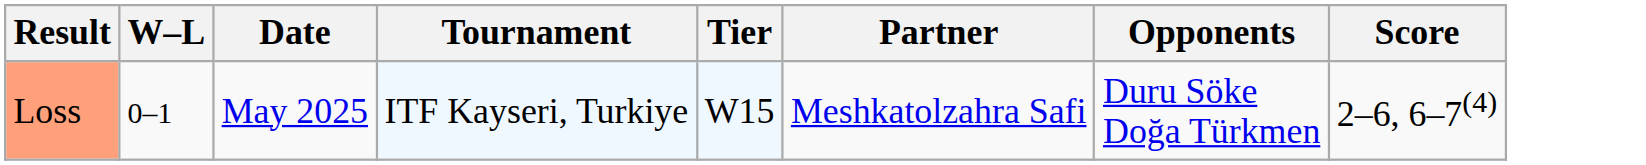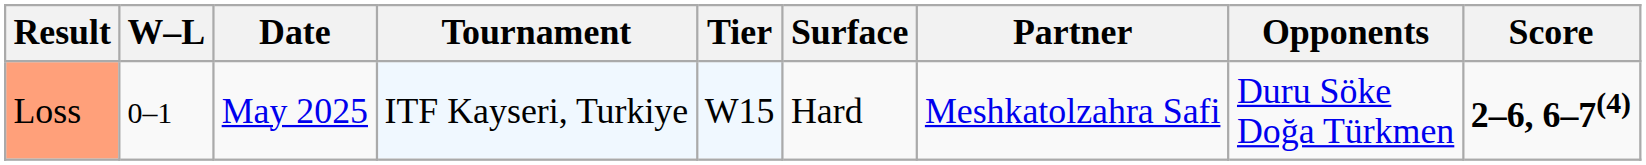+ column: (850, 32)
(1417, 109) normal -> (1551, 109) bold
